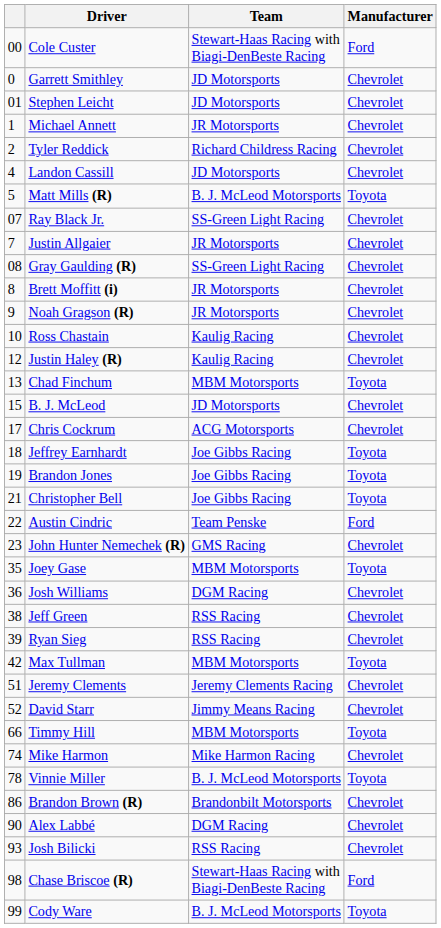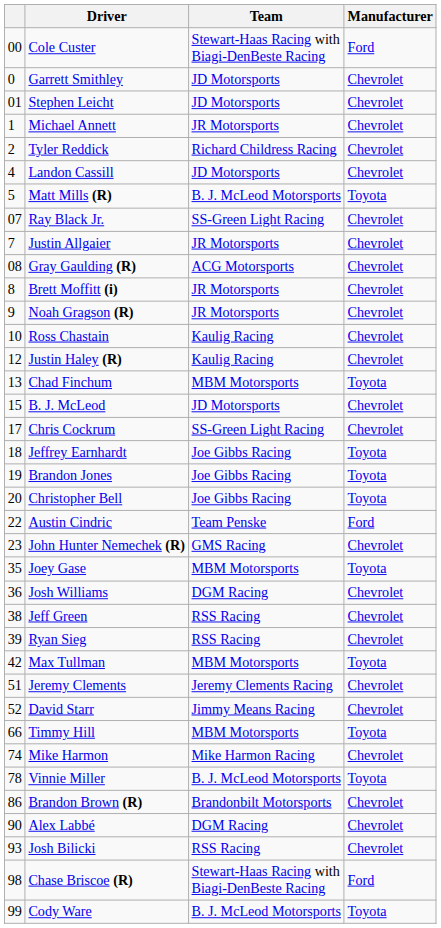(258, 266) SS-Green Light Racing -> (243, 266) ACG Motorsports
(243, 429) ACG Motorsports -> (258, 429) SS-Green Light Racing
(15, 499) 21 -> (15, 499) 20
